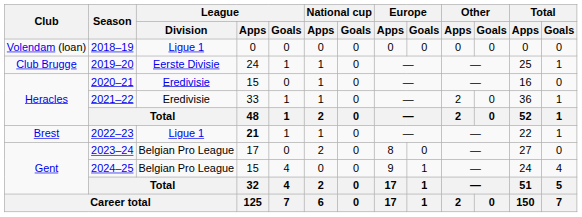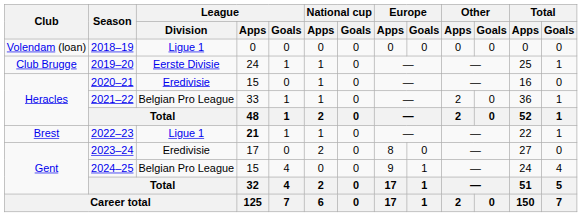(186, 99) Eredivisie -> (186, 99) Belgian Pro League
(186, 151) Belgian Pro League -> (186, 151) Eredivisie
